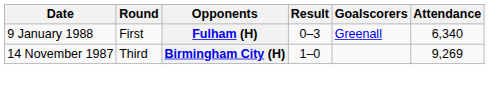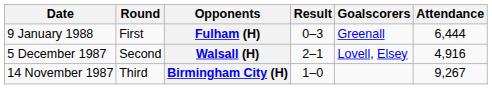(447, 34) 6,340 -> (450, 34) 6,444
+ row: (228, 53)
(447, 53) 9,269 -> (450, 73) 9,267
